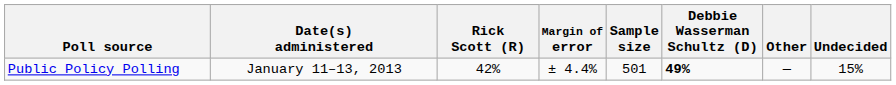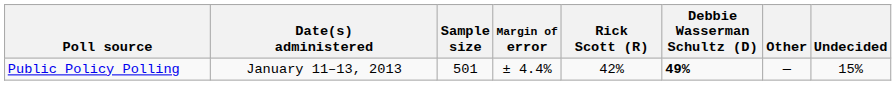columns swapped: (634, 39) <-> (488, 39)
